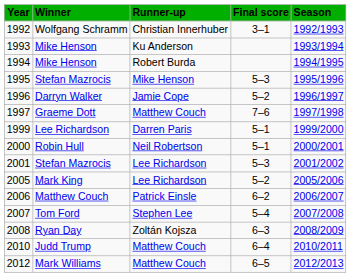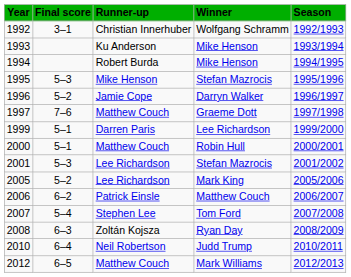columns swapped: (53, 12) <-> (261, 12)
(167, 146) Neil Robertson -> (132, 146) Matthew Couch
(169, 247) Matthew Couch -> (131, 247) Neil Robertson
